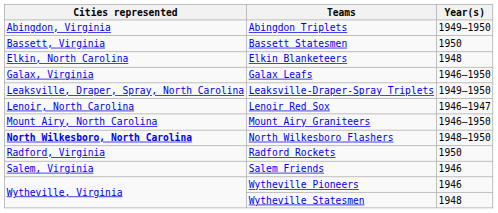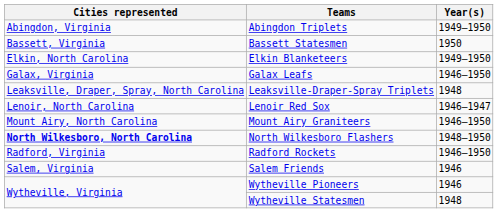(450, 59) 1948 -> (465, 59) 1949–1950
(465, 91) 1949–1950 -> (450, 91) 1948
(450, 153) 1950 -> (465, 153) 1946–1950
